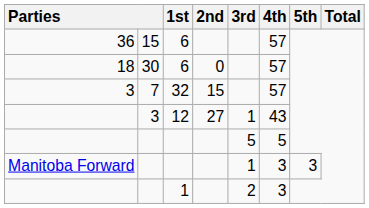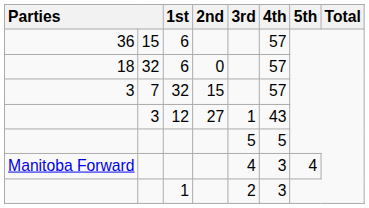(150, 66) 30 -> (150, 66) 32
(251, 166) 1 -> (251, 166) 4
(313, 166) 3 -> (313, 166) 4
